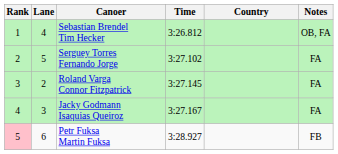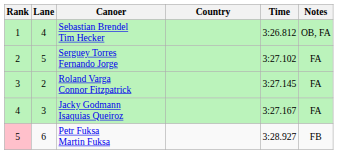columns swapped: (251, 12) <-> (185, 12)
